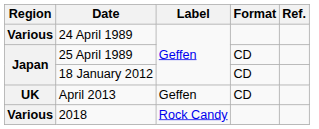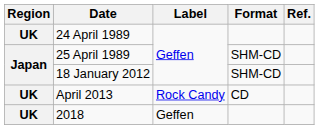(30, 34) Various -> (29, 34) UK
(243, 54) CD -> (256, 54) SHM-CD
(243, 74) CD -> (256, 74) SHM-CD
(178, 94) Geffen -> (190, 94) Rock Candy
(30, 114) Various -> (29, 114) UK
(193, 114) Rock Candy -> (175, 114) Geffen
